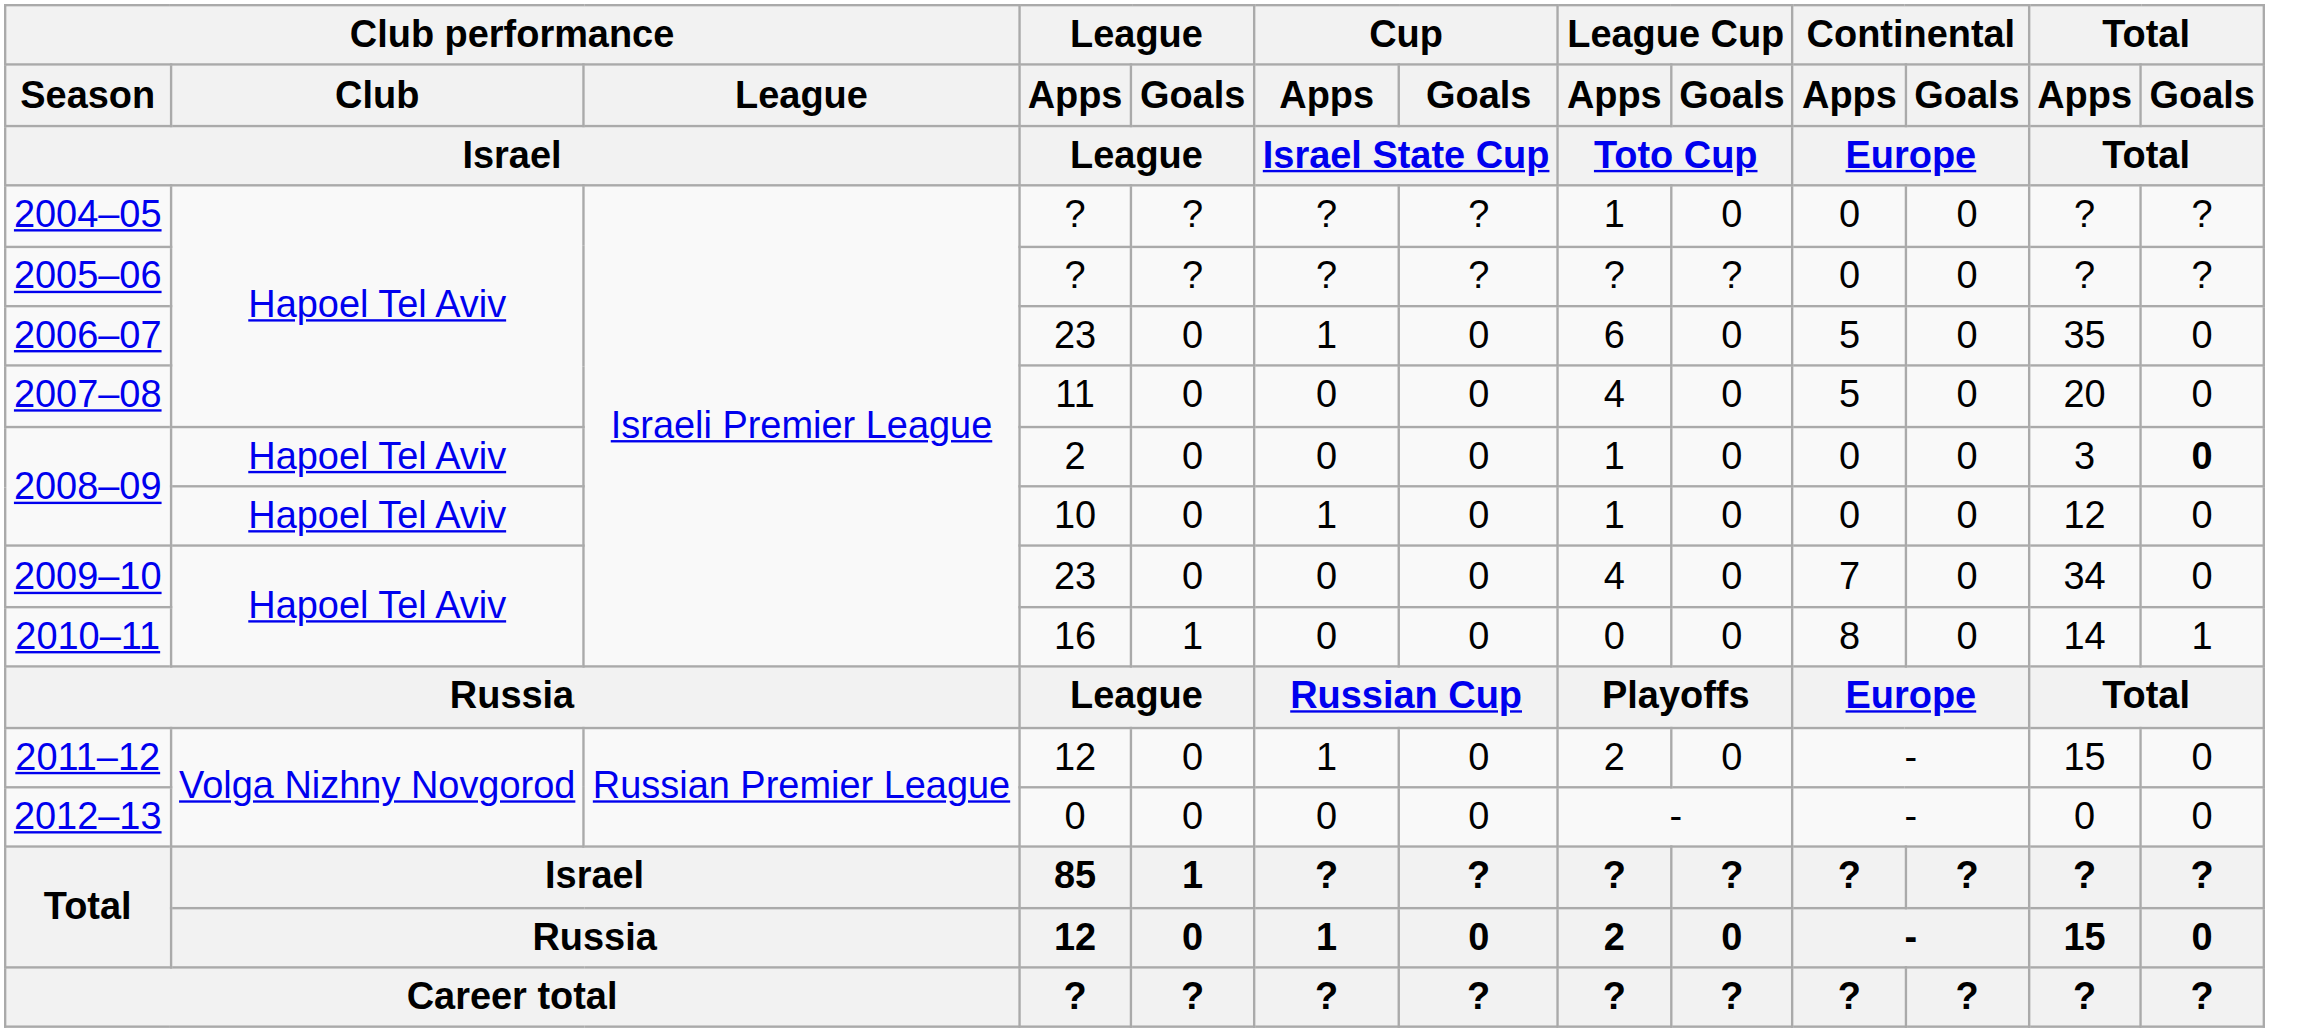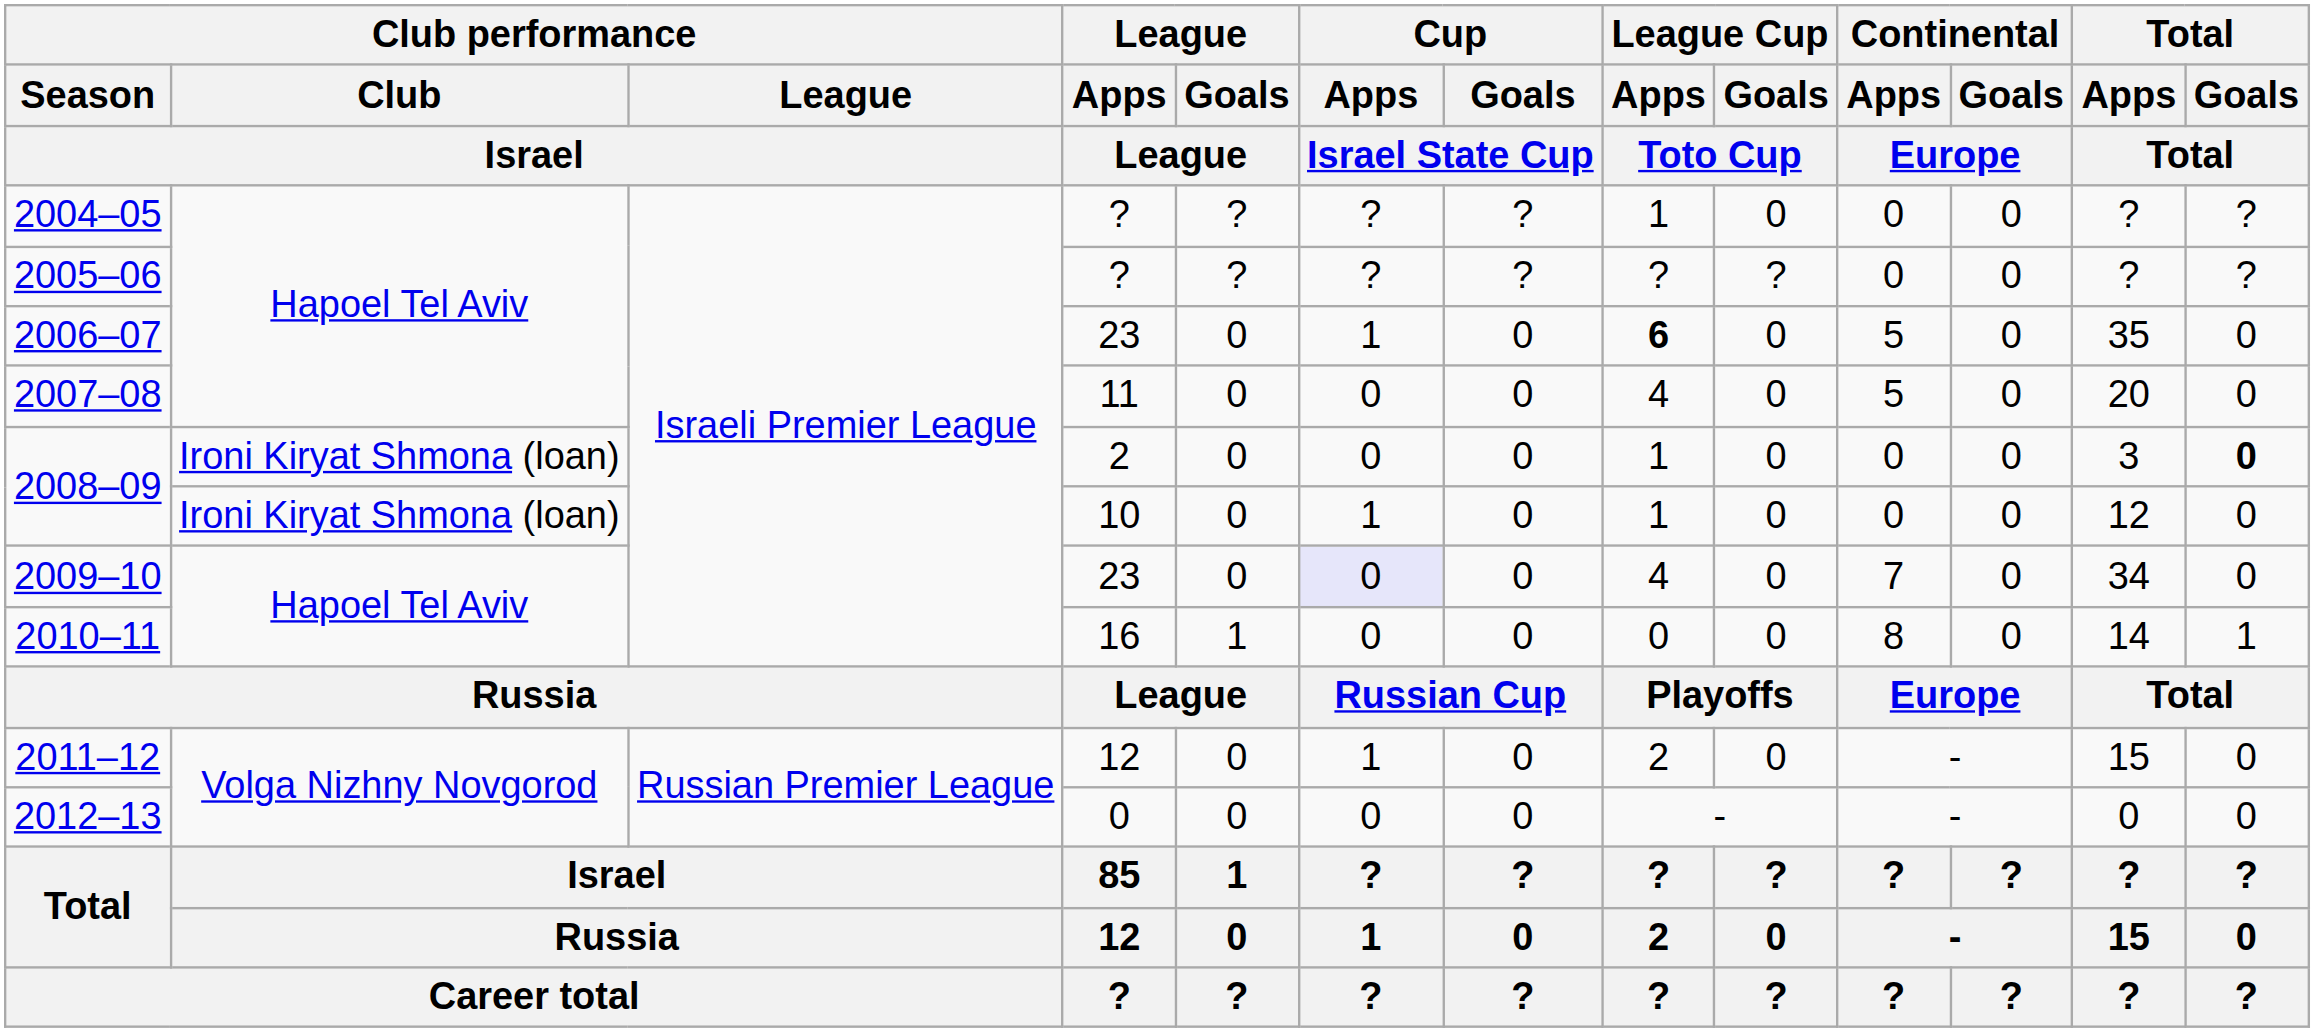(1614, 335) normal -> (1659, 335) bold
(377, 455) Hapoel Tel Aviv -> (399, 455) Ironi Kiryat Shmona (loan)
(377, 515) Hapoel Tel Aviv -> (399, 515) Ironi Kiryat Shmona (loan)
(1327, 575) no background -> (1371, 575) lavender background
